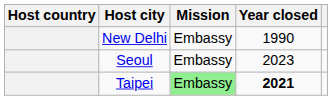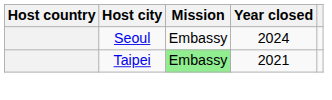- row: (135, 38)
(278, 60) 2023 -> (274, 38) 2024
(278, 83) bold -> (274, 60) normal
